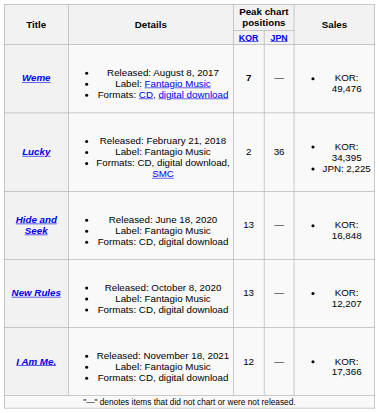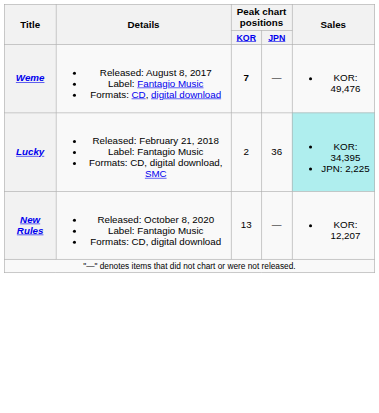(334, 158) no background -> (333, 158) paleturquoise background
- row: (36, 225)
- row: (36, 361)
